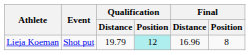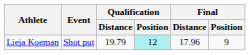(190, 42) 16.96 -> (190, 42) 17.96
(227, 42) 8 -> (227, 42) 9
